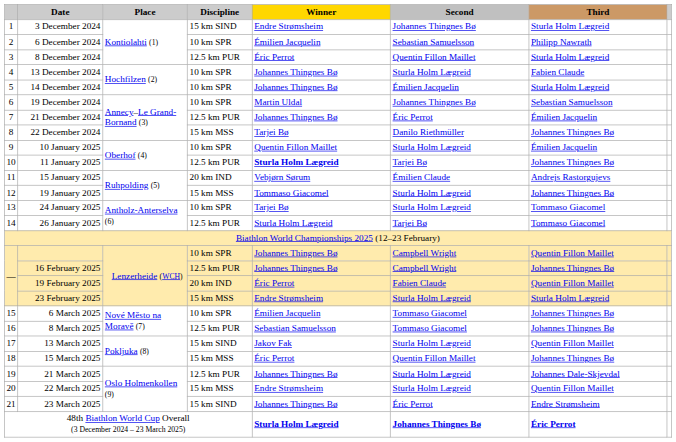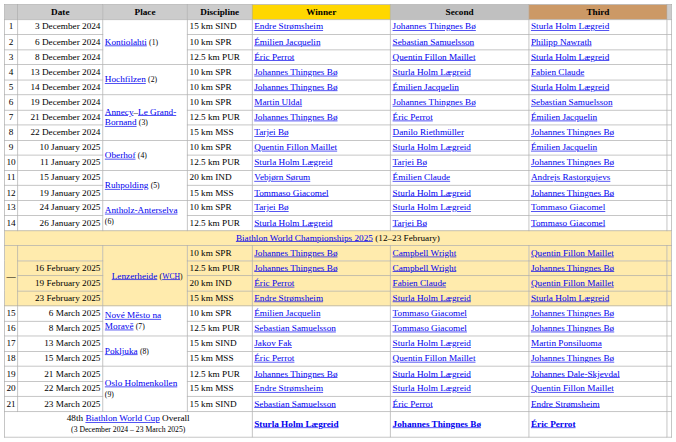(296, 162) bold -> (293, 162) normal
(572, 343) Quentin Fillon Maillet -> (566, 343) Martin Ponsiluoma
(296, 403) Johannes Thingnes Bø -> (295, 403) Sebastian Samuelsson
